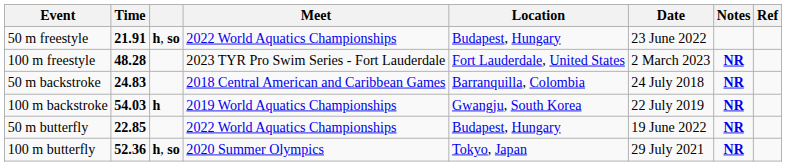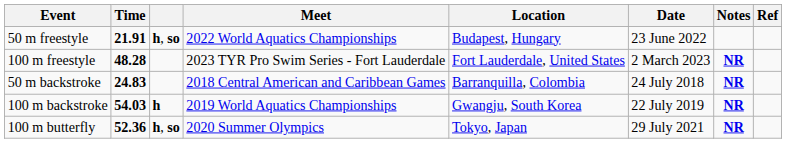- row: (48, 127)
